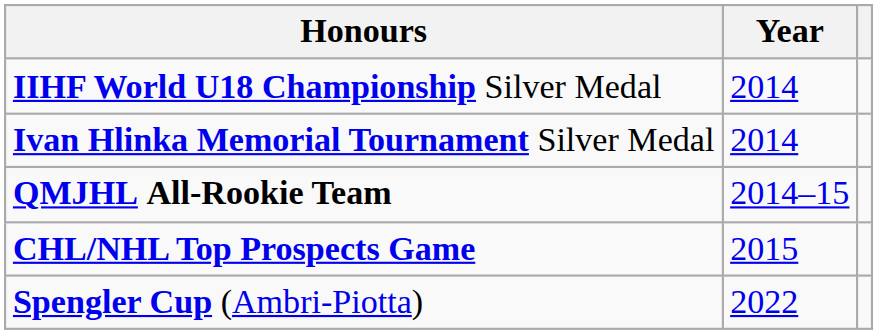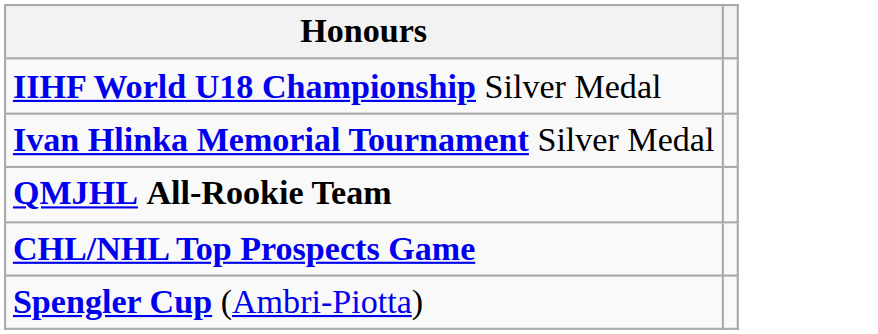- column: (790, 31)
